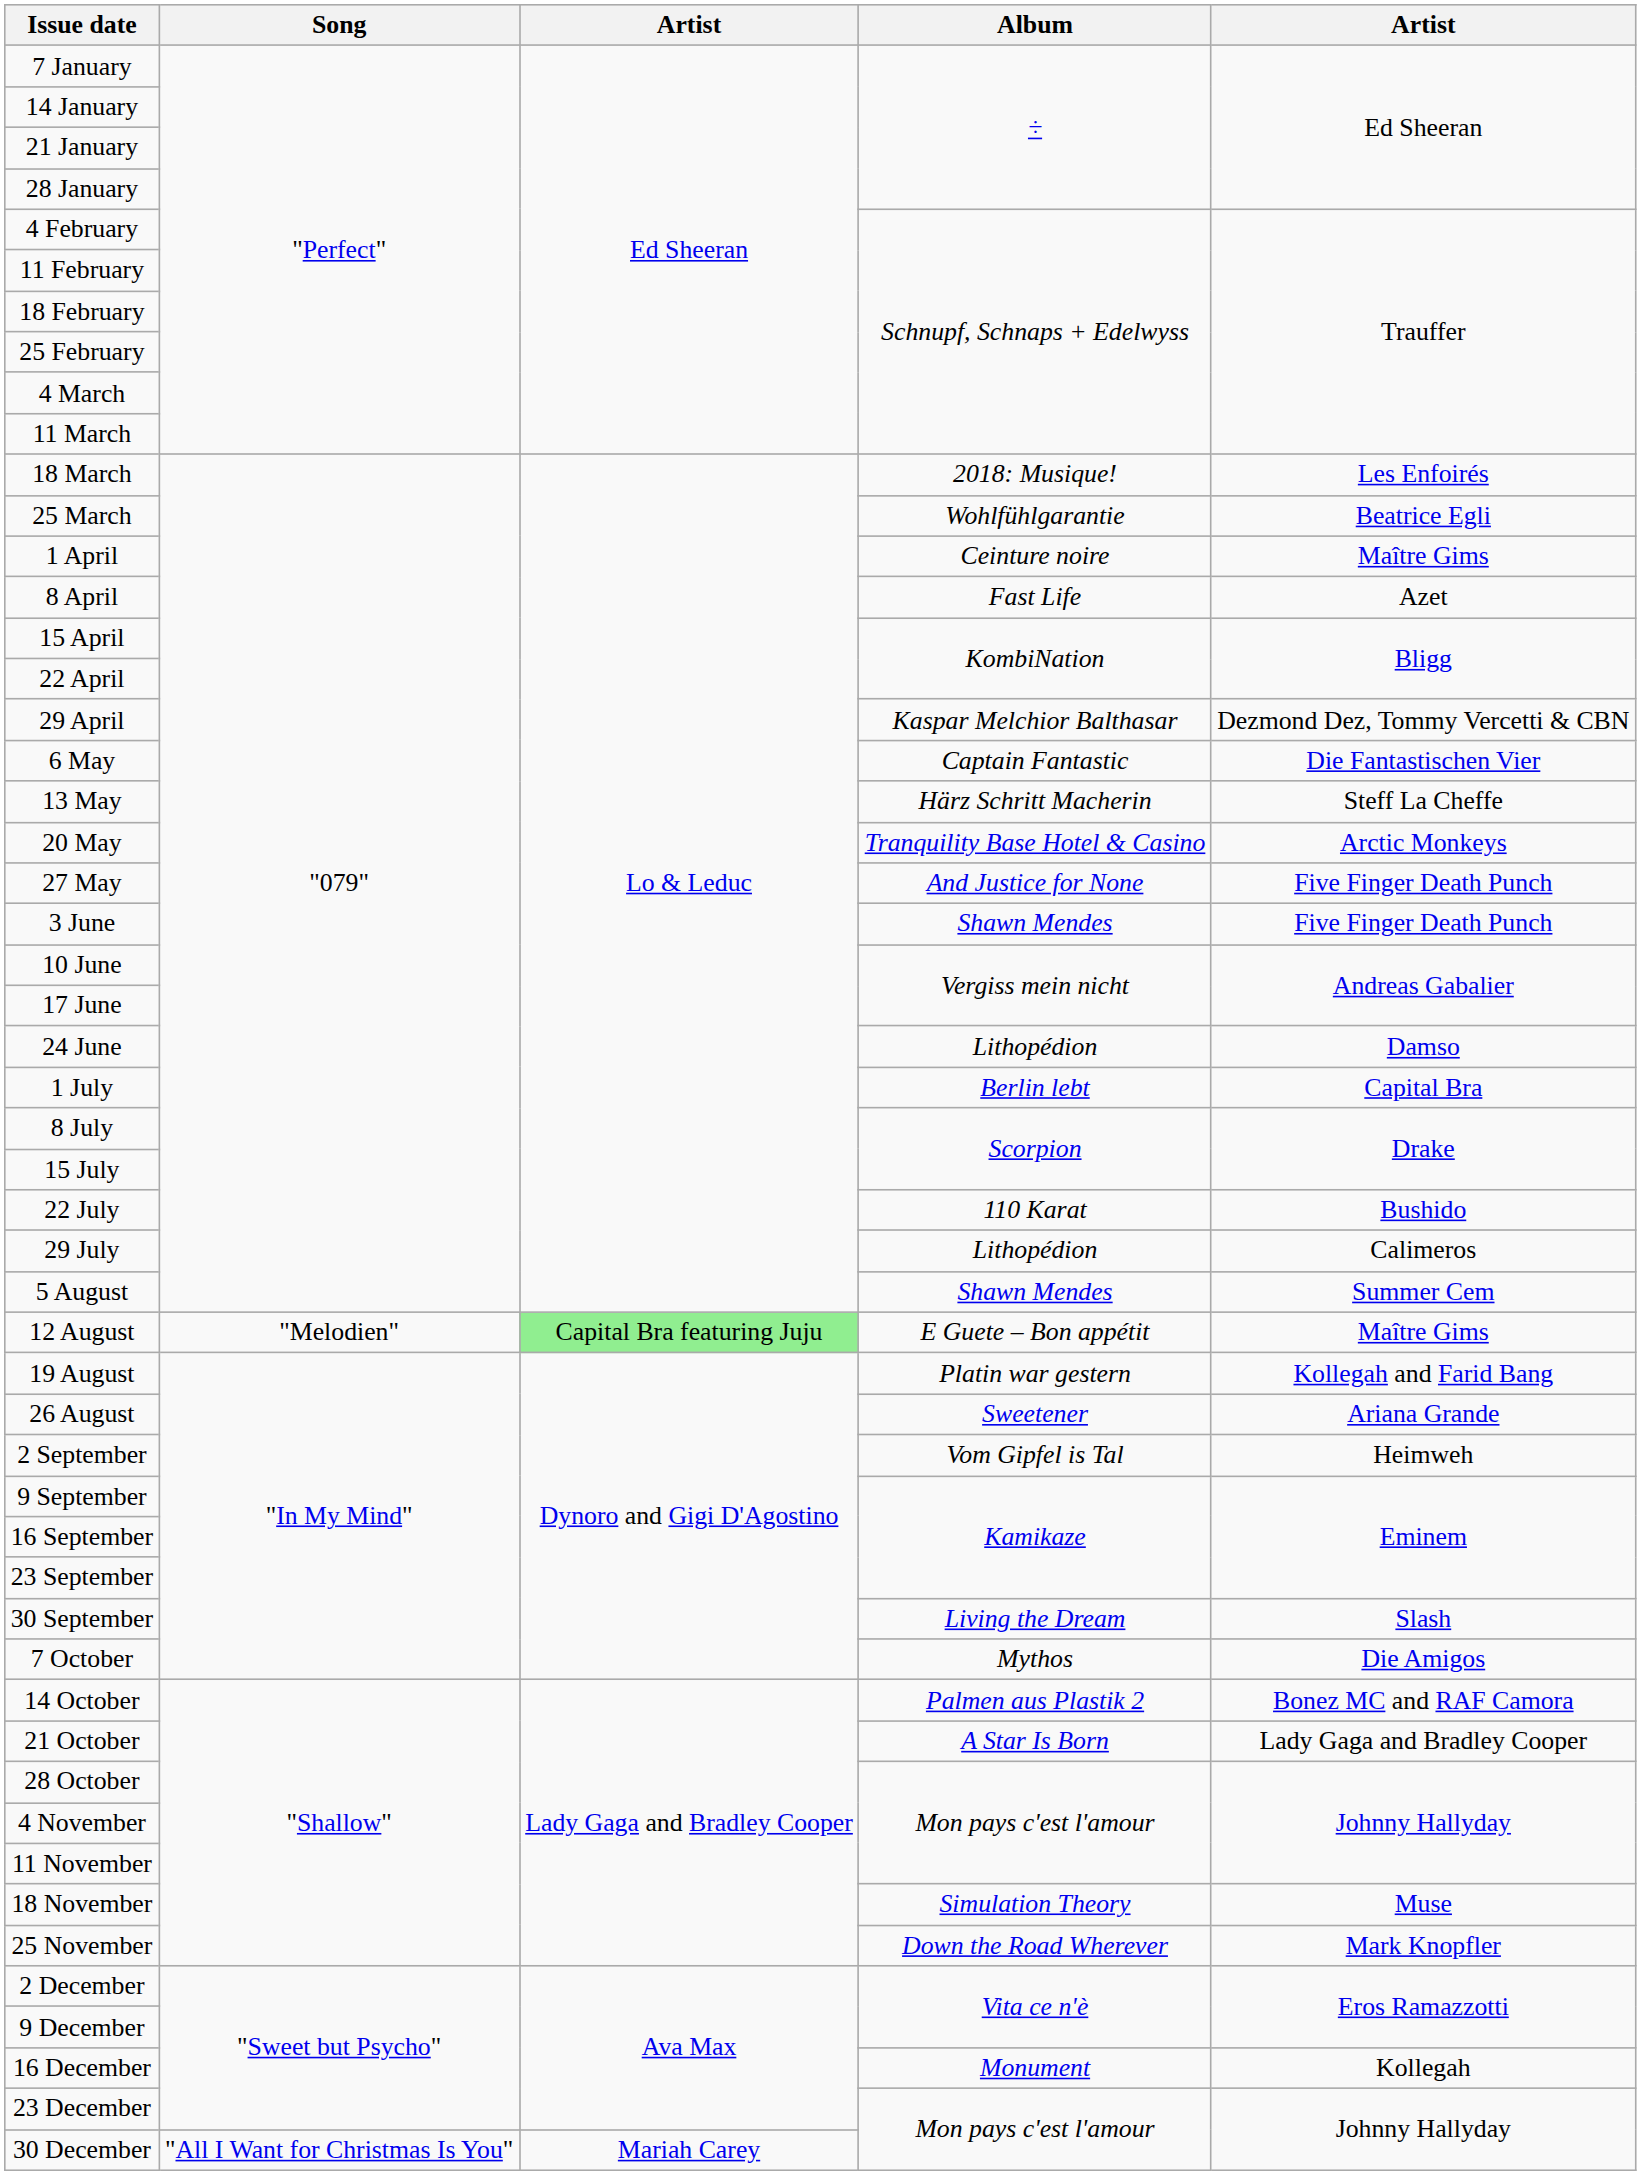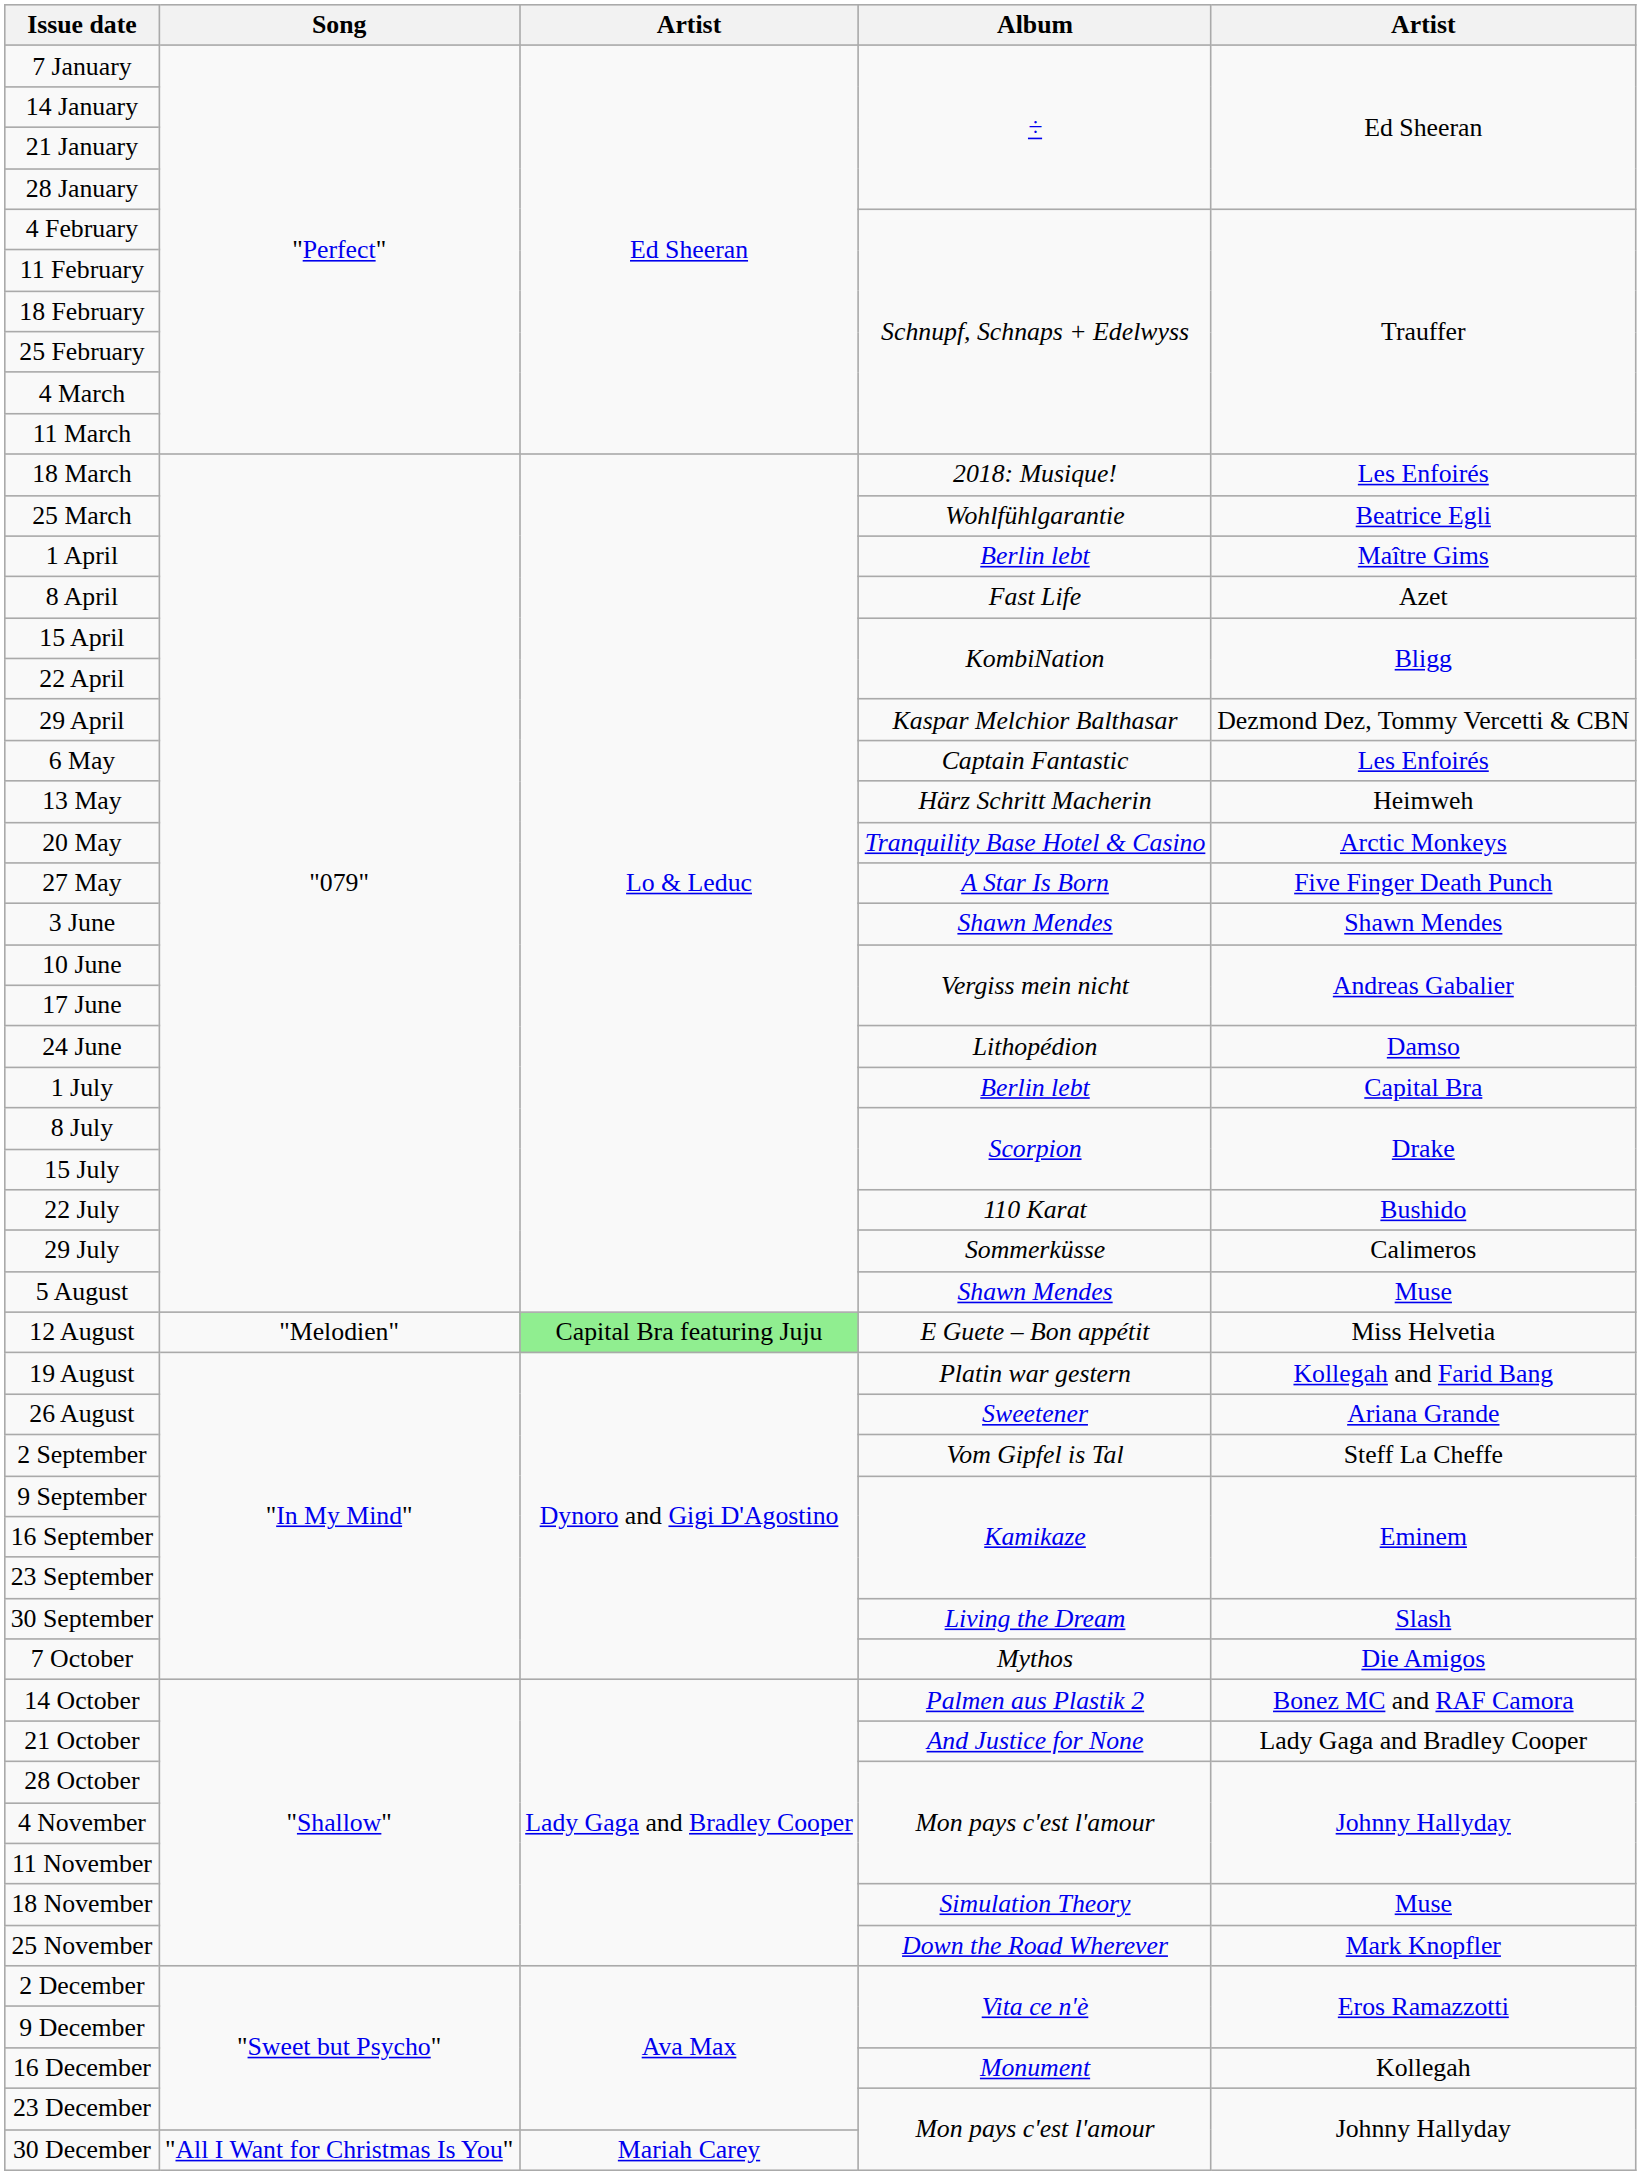(1035, 556) Ceinture noire -> (1035, 556) Berlin lebt
(1423, 760) Die Fantastischen Vier -> (1423, 760) Les Enfoirés
(1423, 801) Steff La Cheffe -> (1423, 801) Heimweh
(1035, 882) And Justice for None -> (1035, 882) A Star Is Born
(1423, 923) Five Finger Death Punch -> (1423, 923) Shawn Mendes
(1035, 1250) Lithopédion -> (1035, 1250) Sommerküsse
(1423, 1291) Summer Cem -> (1423, 1291) Muse
(1423, 1332) Maître Gims -> (1423, 1332) Miss Helvetia
(1423, 1454) Heimweh -> (1423, 1454) Steff La Cheffe
(1035, 1740) A Star Is Born -> (1035, 1740) And Justice for None
